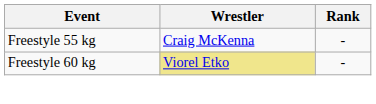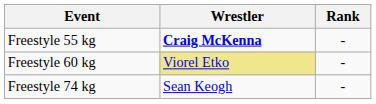(209, 40) normal -> (212, 40) bold
+ row: (52, 87)
